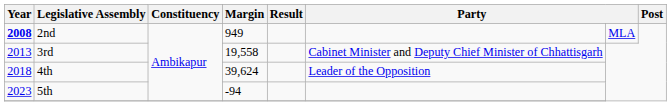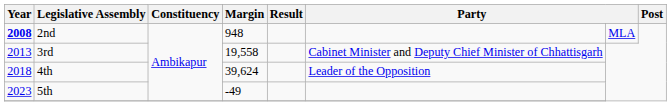(234, 33) 949 -> (234, 33) 948
(233, 91) -94 -> (233, 91) -49
